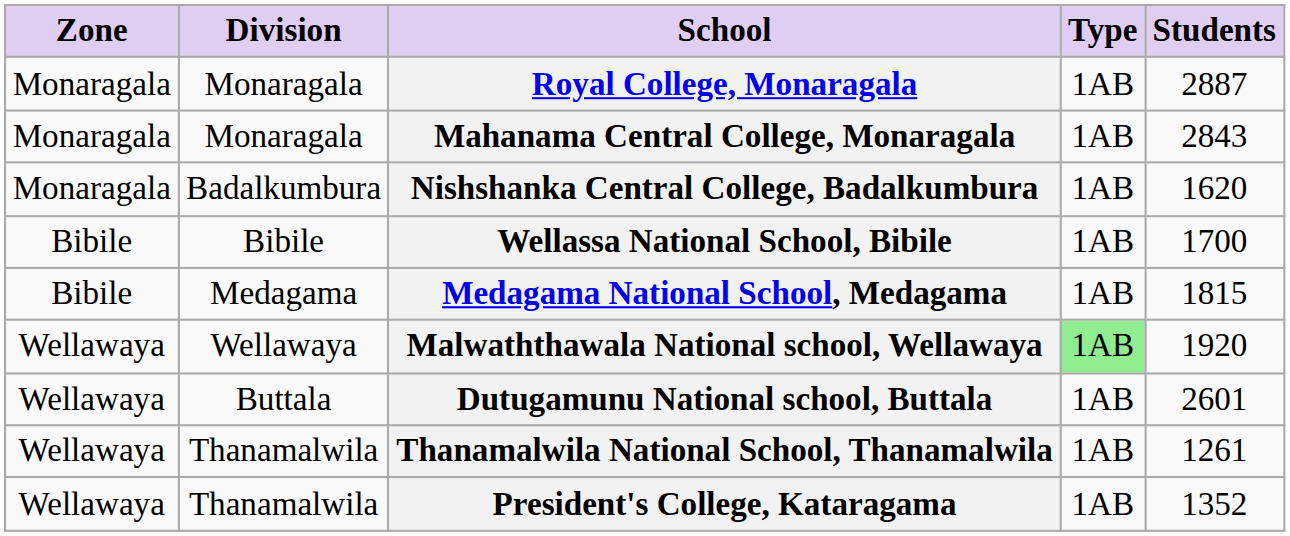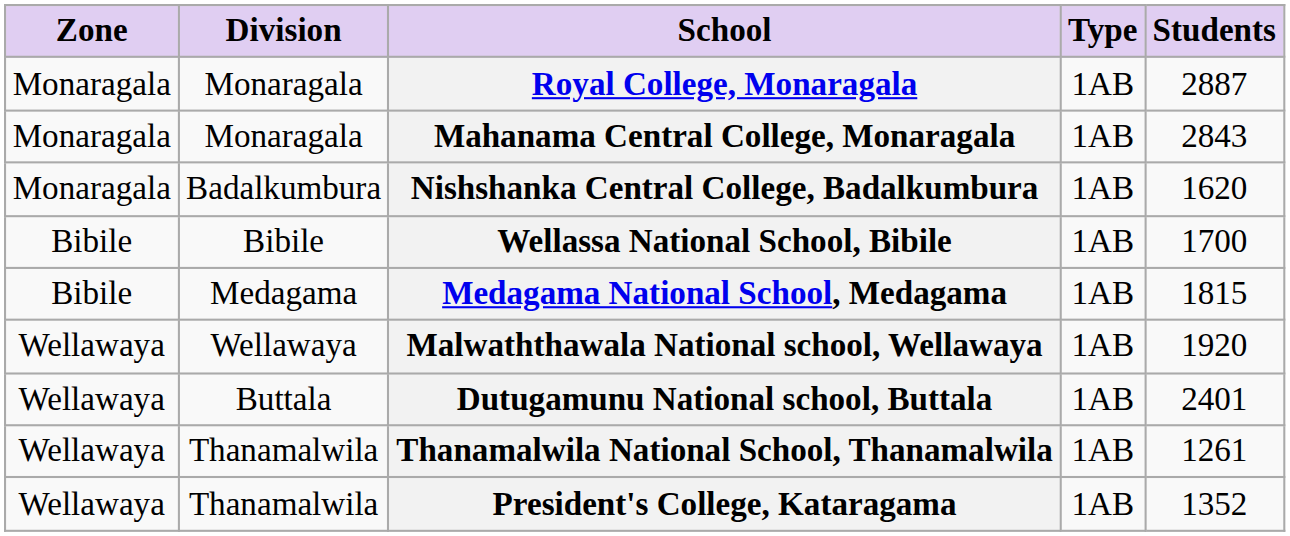(1103, 345) lightgreen background -> (1103, 345) no background
(1214, 398) 2601 -> (1214, 398) 2401
